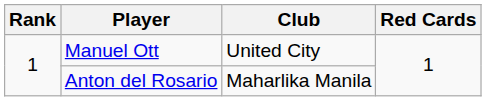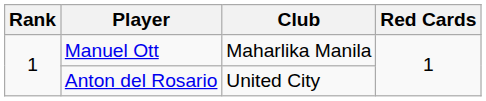(273, 50) United City -> (299, 50) Maharlika Manila
(299, 80) Maharlika Manila -> (273, 80) United City
